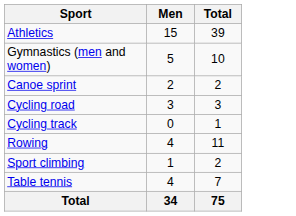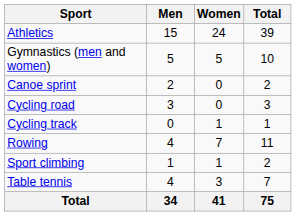+ column: (219, 14)
